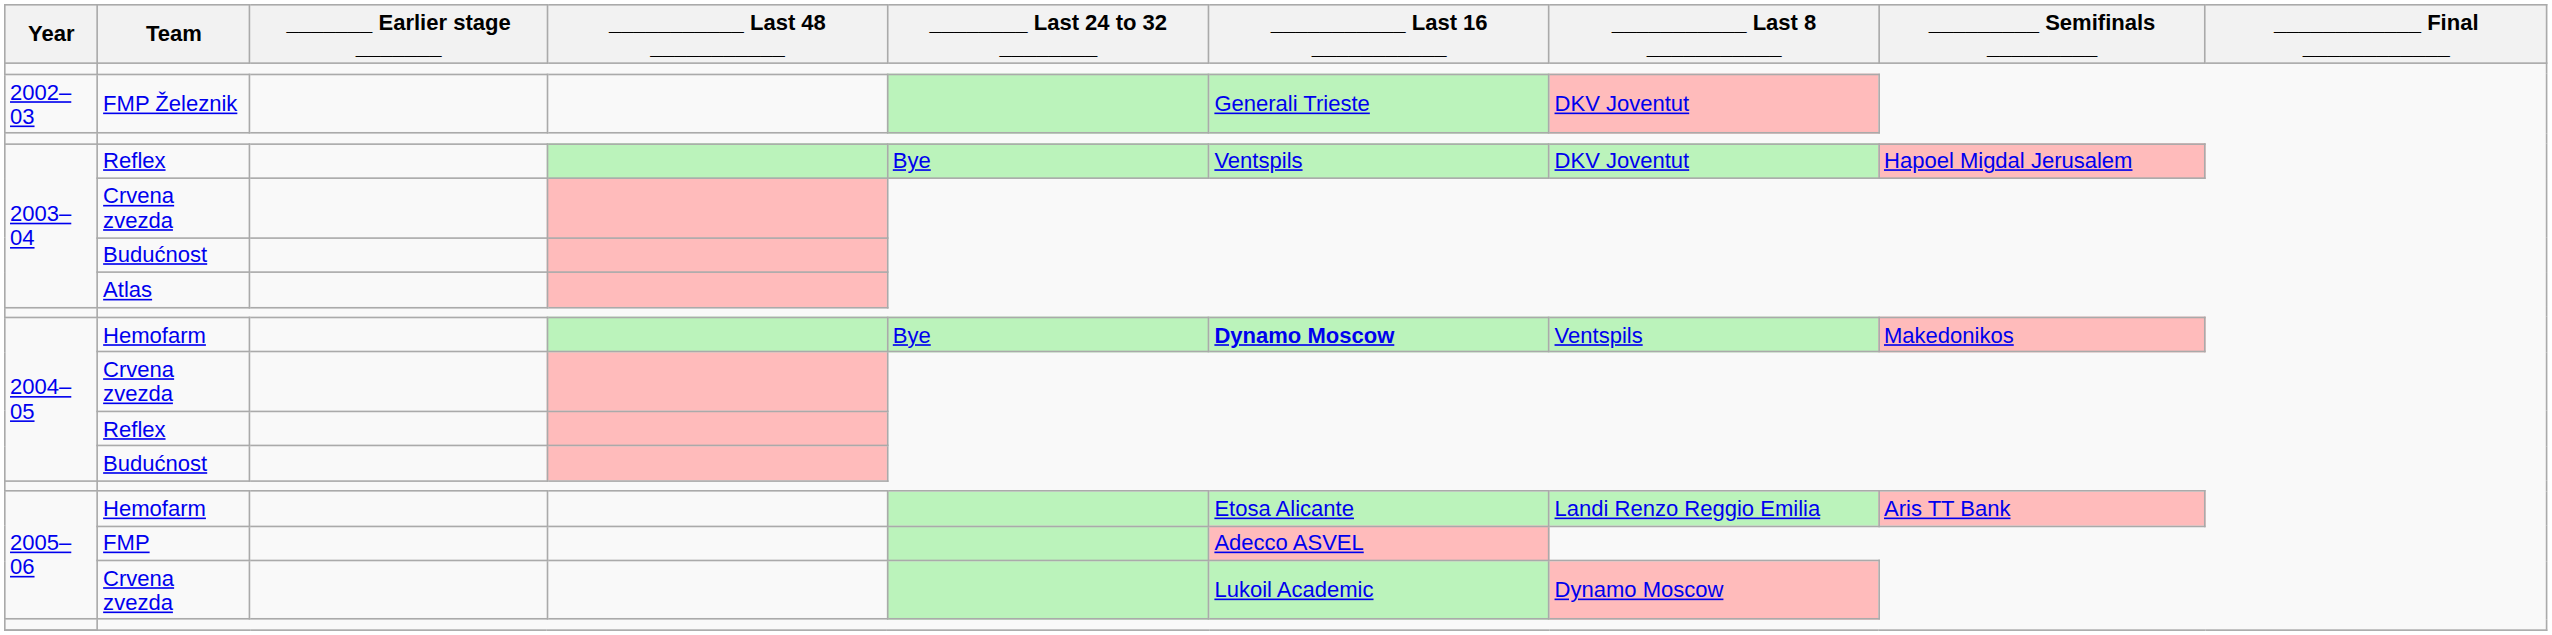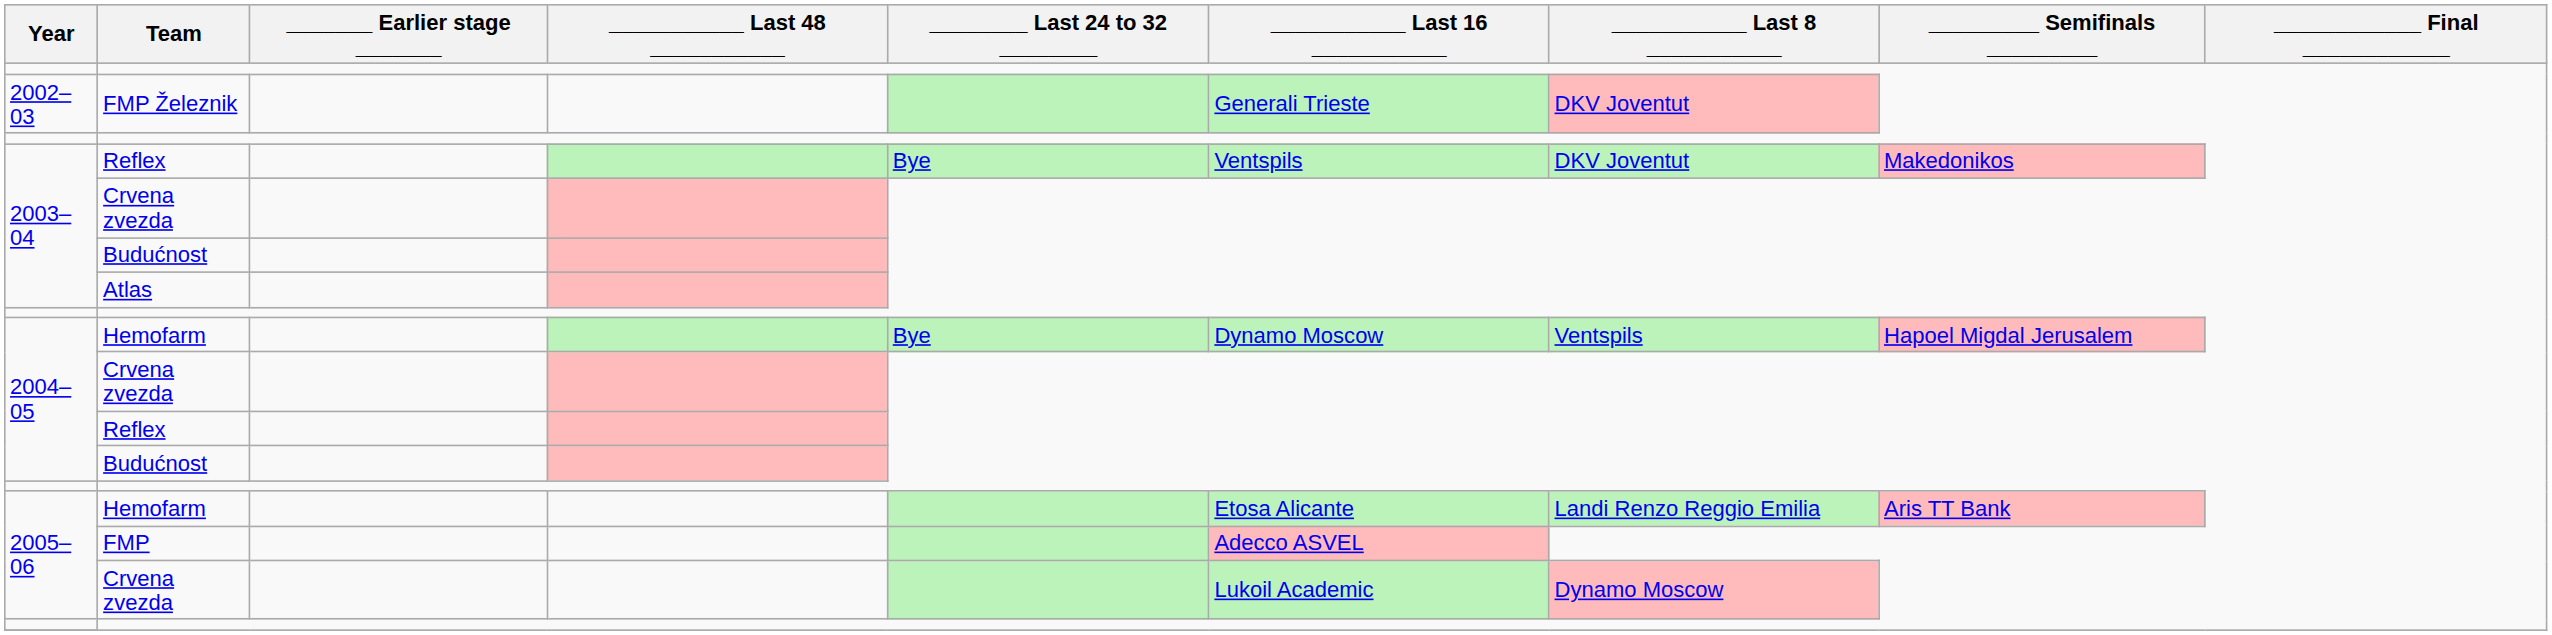(2008, 161) Hapoel Migdal Jerusalem -> (1949, 161) Makedonikos
(1304, 334) bold -> (1299, 334) normal
(1949, 334) Makedonikos -> (2008, 334) Hapoel Migdal Jerusalem
